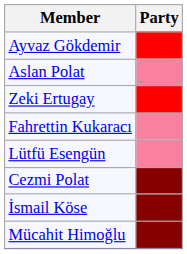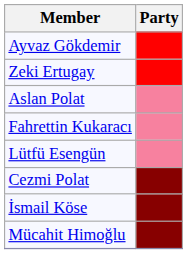rows swapped: (51, 99) <-> (46, 72)
